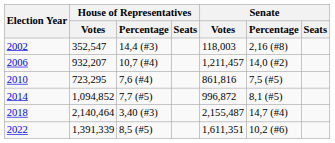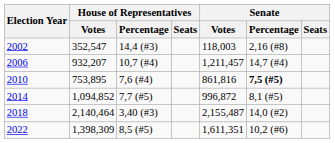(268, 63) 14,0 (#2) -> (268, 63) 14,7 (#4)
(89, 79) 723,295 -> (89, 79) 753,895
(266, 79) normal -> (266, 79) bold
(268, 113) 14,7 (#4) -> (268, 113) 14,0 (#2)
(93, 130) 1,391,339 -> (93, 130) 1,398,309
